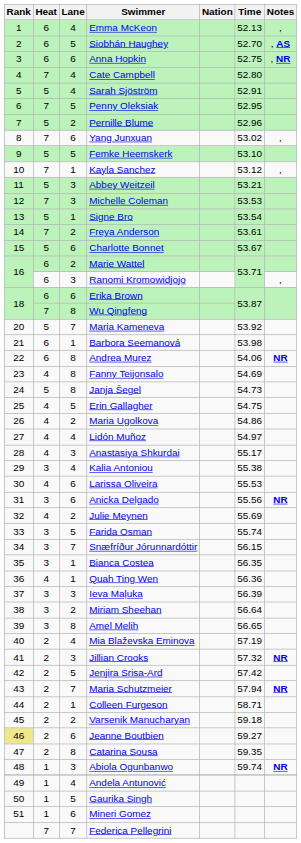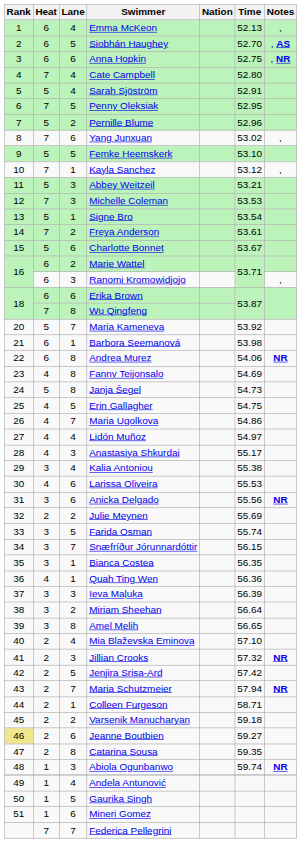(73, 421) 2 -> (73, 421) 7
(46, 515) 4 -> (46, 515) 2
(250, 641) 57.19 -> (250, 641) 57.10
